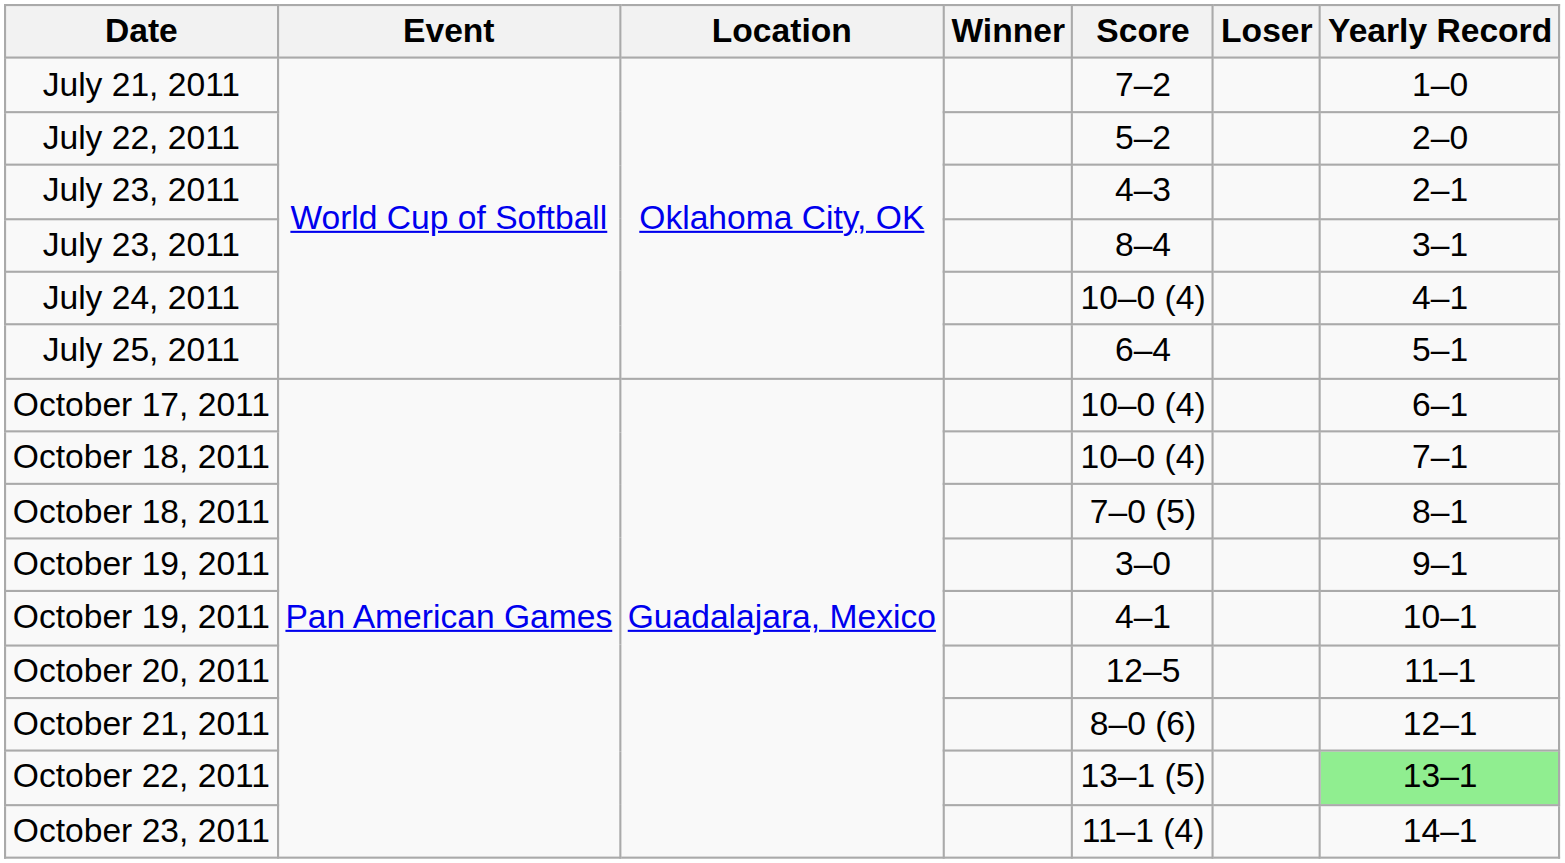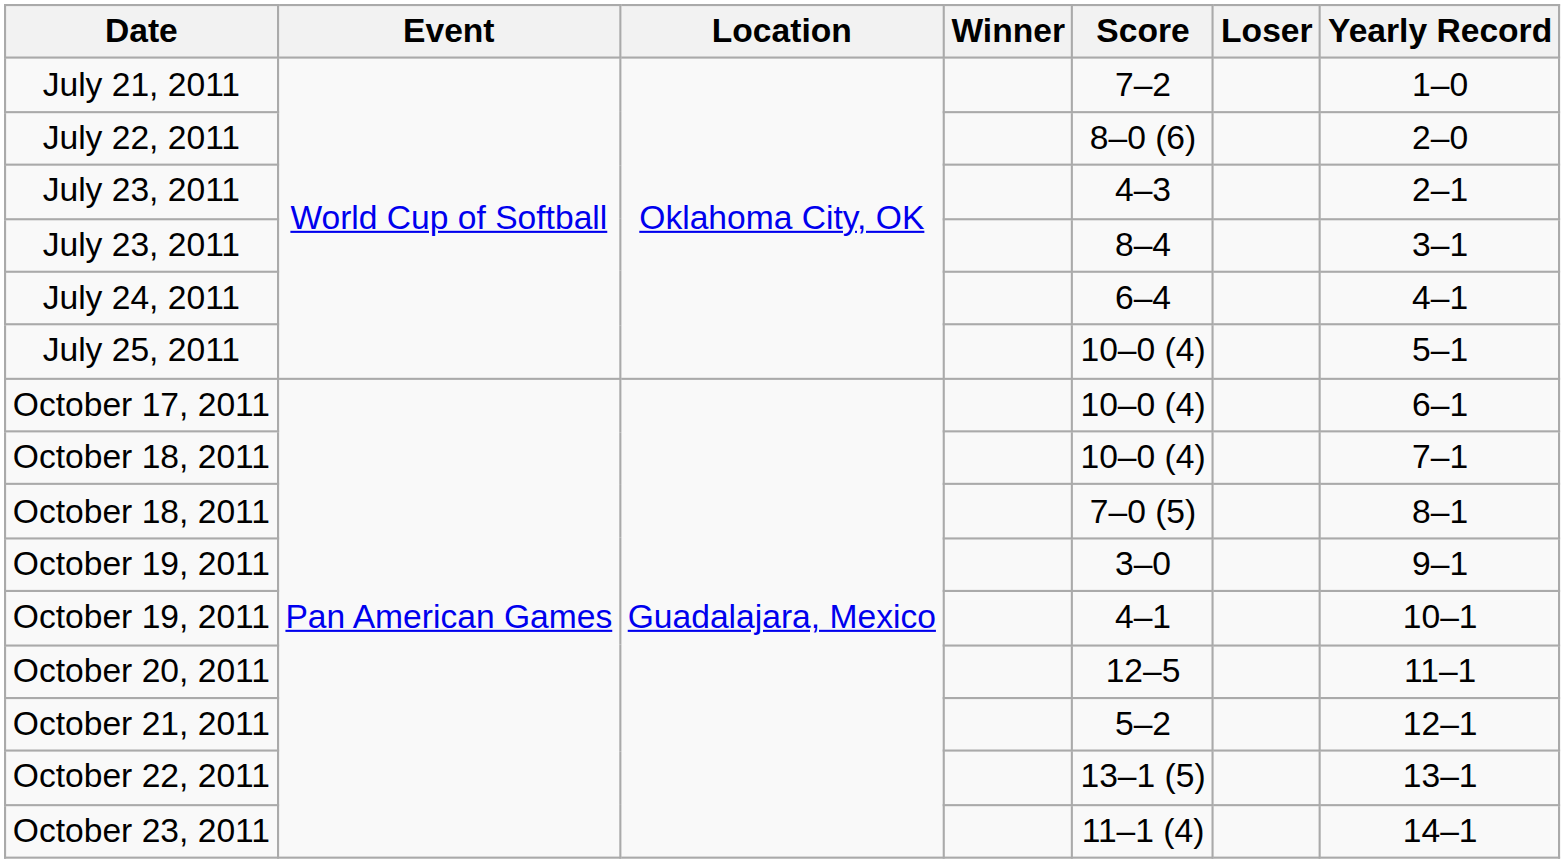(1143, 137) 5–2 -> (1143, 137) 8–0 (6)
(1143, 297) 10–0 (4) -> (1143, 297) 6–4
(1143, 350) 6–4 -> (1143, 350) 10–0 (4)
(1143, 723) 8–0 (6) -> (1143, 723) 5–2
(1440, 777) lightgreen background -> (1440, 777) no background
